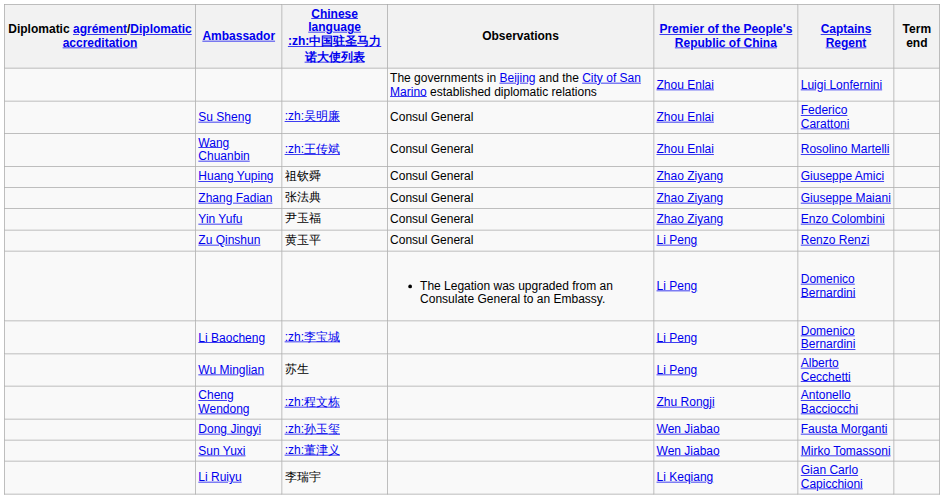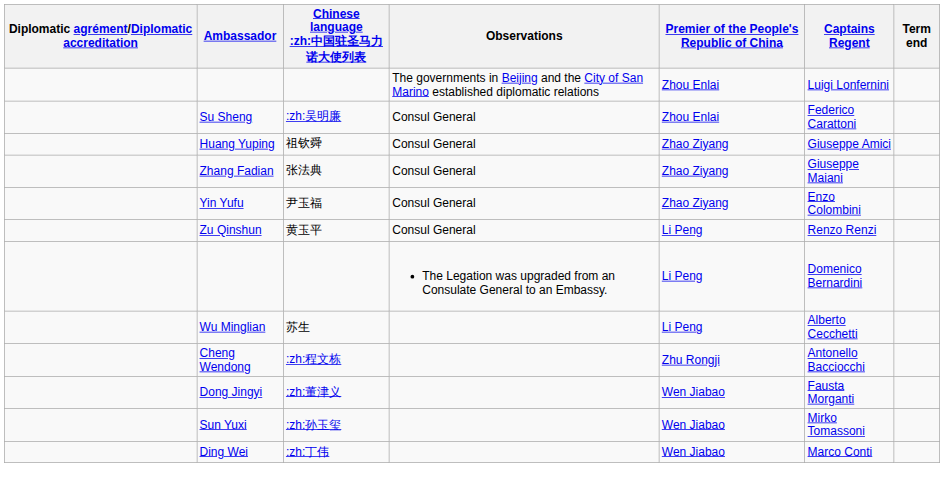- row: (224, 149)
- row: (232, 337)
(312, 429) :zh:孙玉玺 -> (314, 392) :zh:董津义
(312, 450) :zh:董津义 -> (314, 424) :zh:孙玉玺
+ row: (224, 452)
- row: (220, 477)
